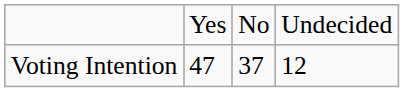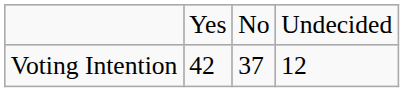(202, 65) 47 -> (202, 65) 42
